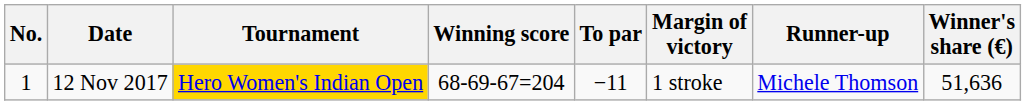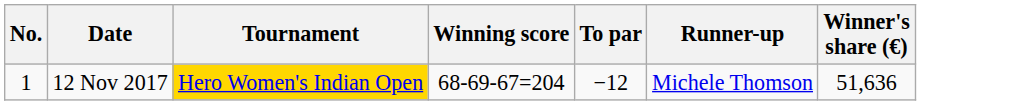- column: (700, 34)
(611, 81) −11 -> (611, 81) −12
